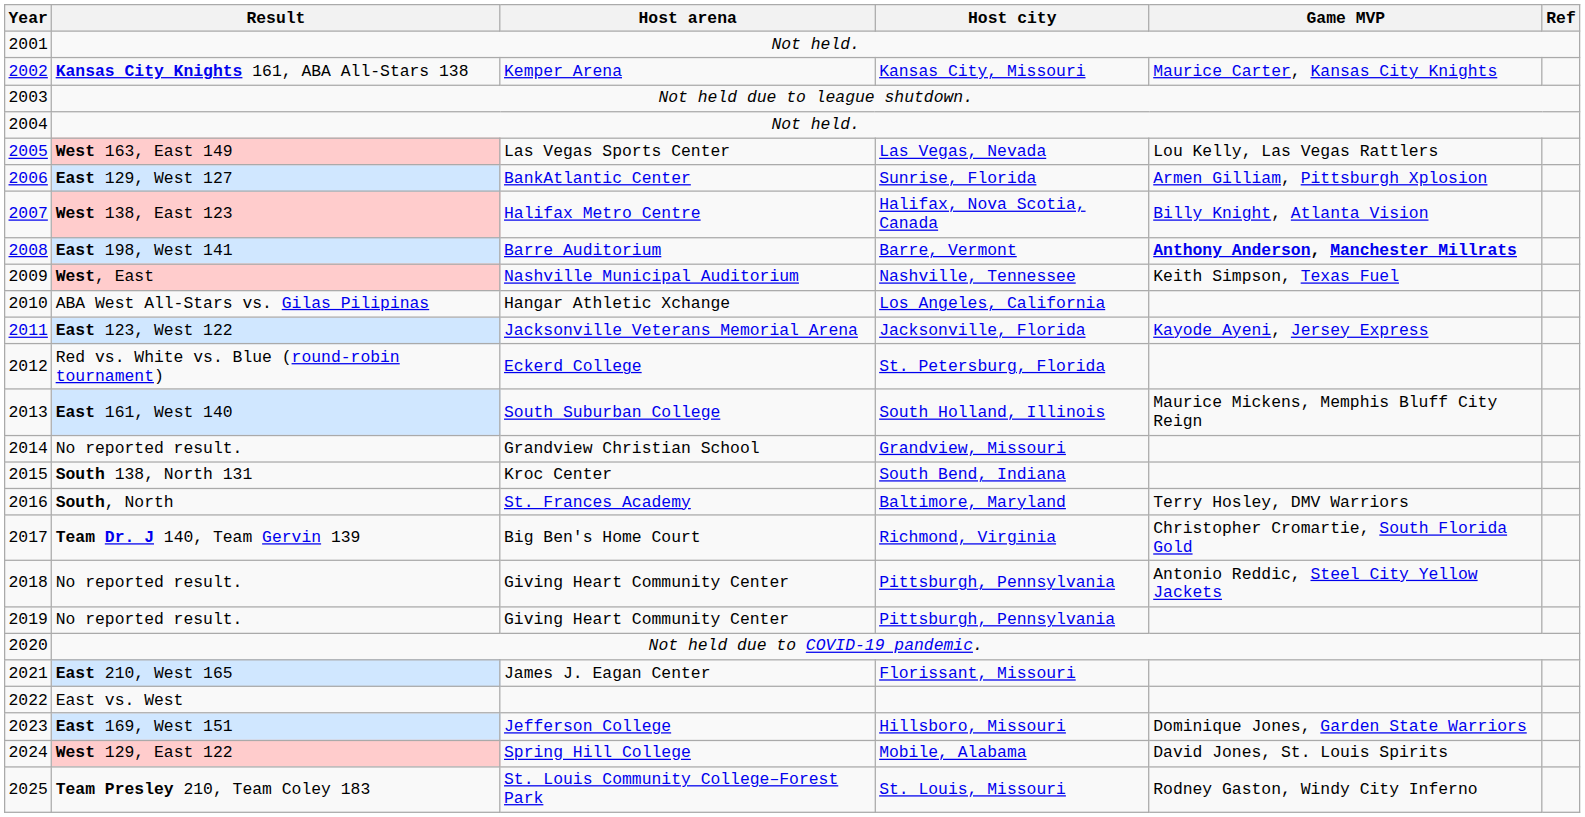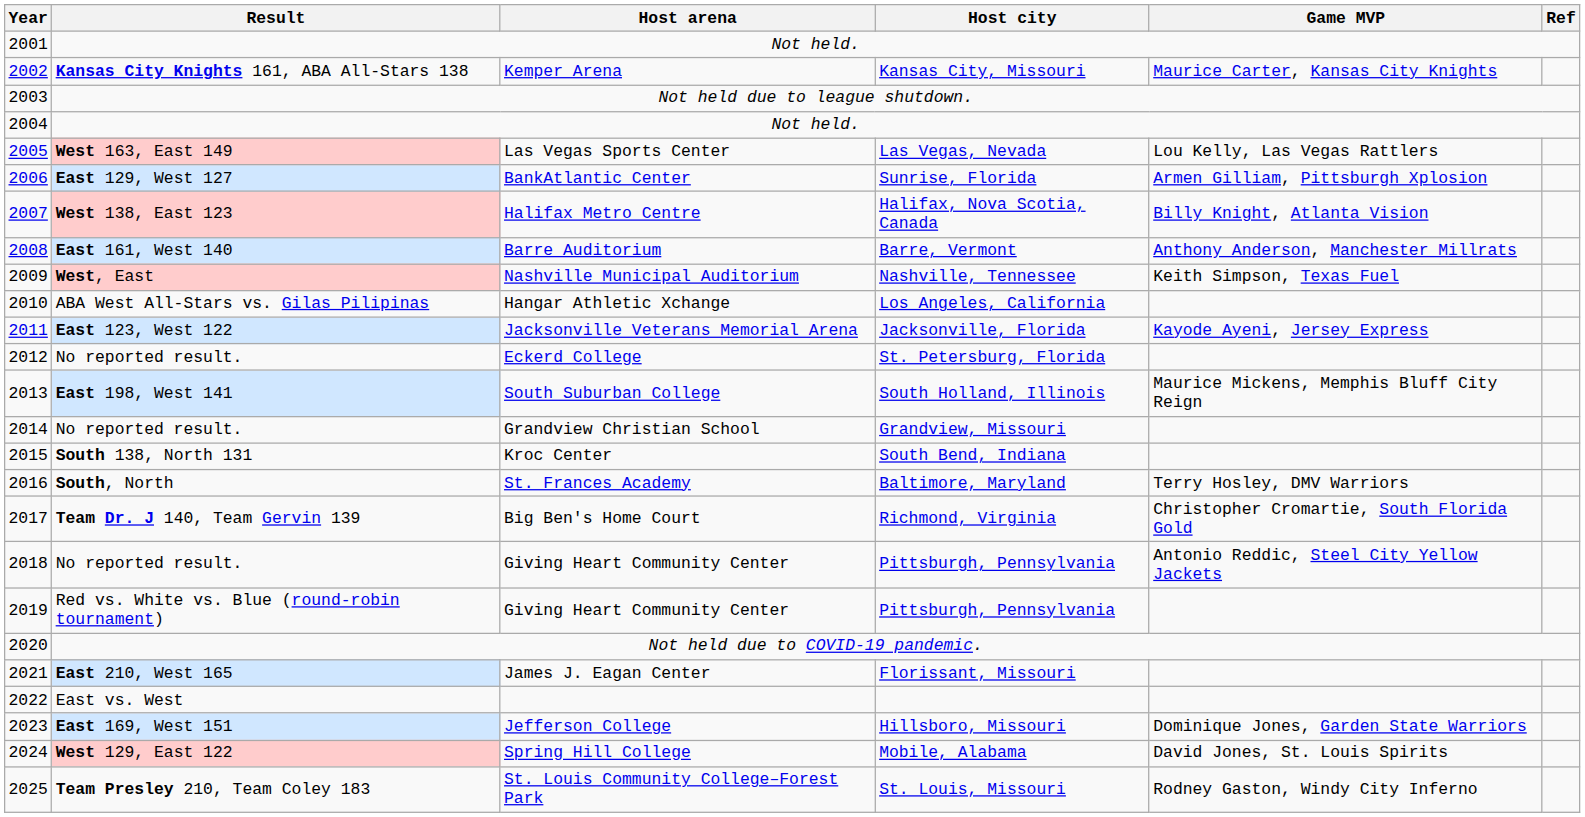(144, 250) East 198, West 141 -> (144, 250) East 161, West 140
(1335, 250) bold -> (1335, 250) normal
(228, 367) Red vs. White vs. Blue (round-robin tournament) -> (149, 357) No reported result.
(144, 412) East 161, West 140 -> (144, 393) East 198, West 141
(149, 620) No reported result. -> (228, 610) Red vs. White vs. Blue (round-robin tournament)
